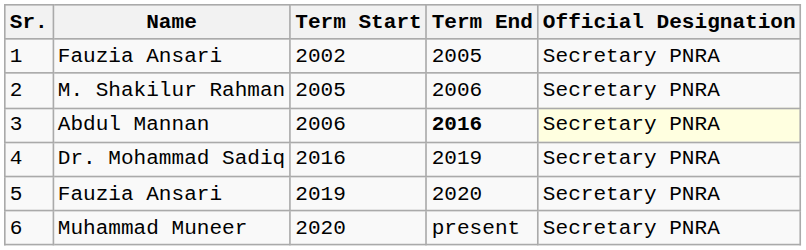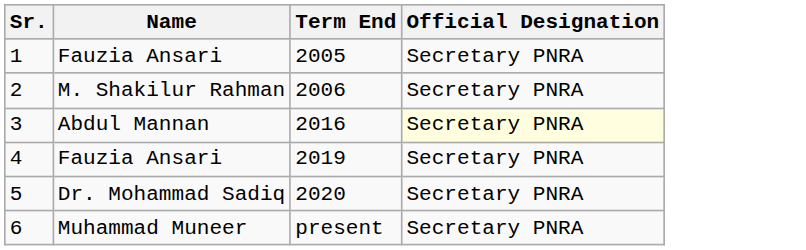- column: (358, 22)
(457, 125) bold -> (321, 125) normal
(172, 159) Dr. Mohammad Sadiq -> (140, 159) Fauzia Ansari
(140, 194) Fauzia Ansari -> (172, 194) Dr. Mohammad Sadiq
